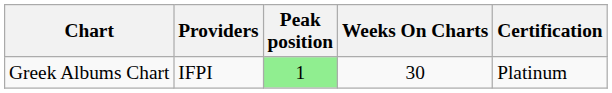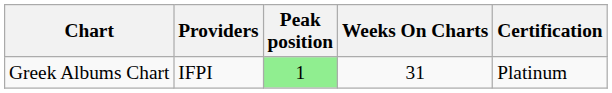(415, 72) 30 -> (415, 72) 31
